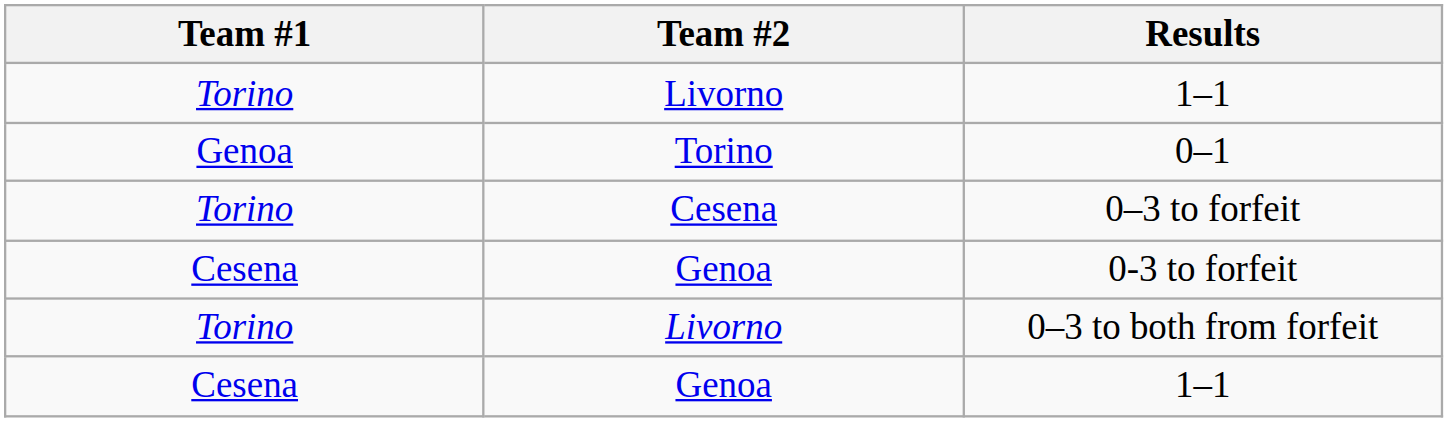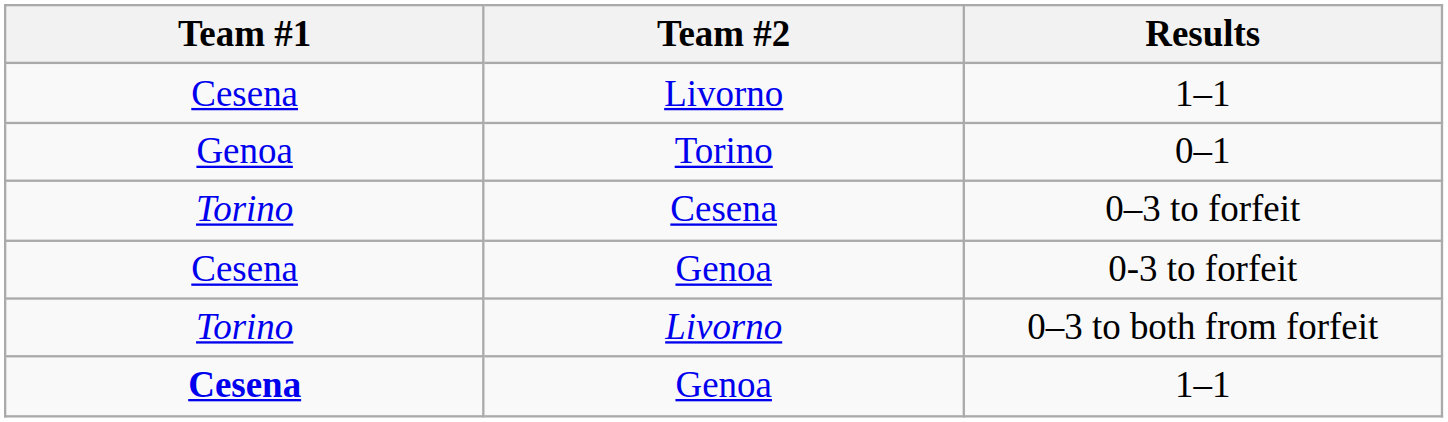(245, 92) Torino -> (245, 92) Cesena
(245, 385) normal -> (245, 385) bold
